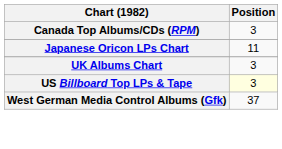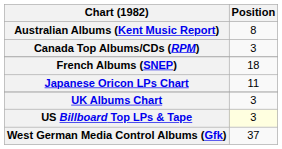+ row: (117, 30)
+ row: (117, 65)
